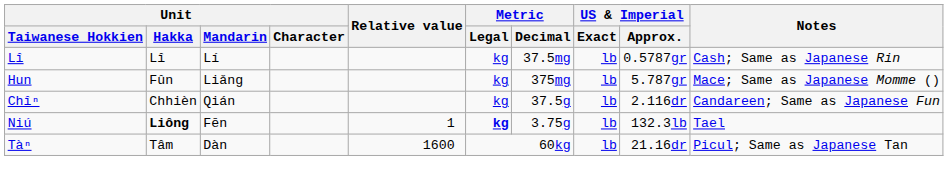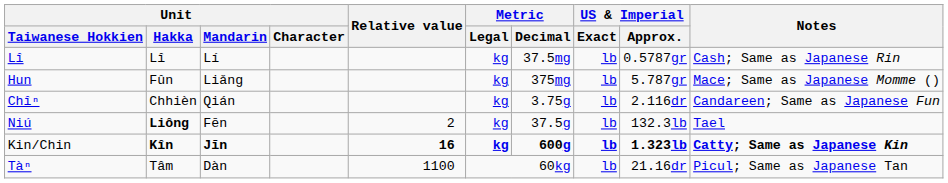(551, 102) 37.5g -> (551, 102) 3.75g
(455, 123) 1 -> (455, 123) 2
(501, 123) bold -> (501, 123) normal
(551, 123) 3.75g -> (551, 123) 37.5g
+ row: (40, 145)
(443, 145) 1600 -> (443, 167) 1100
